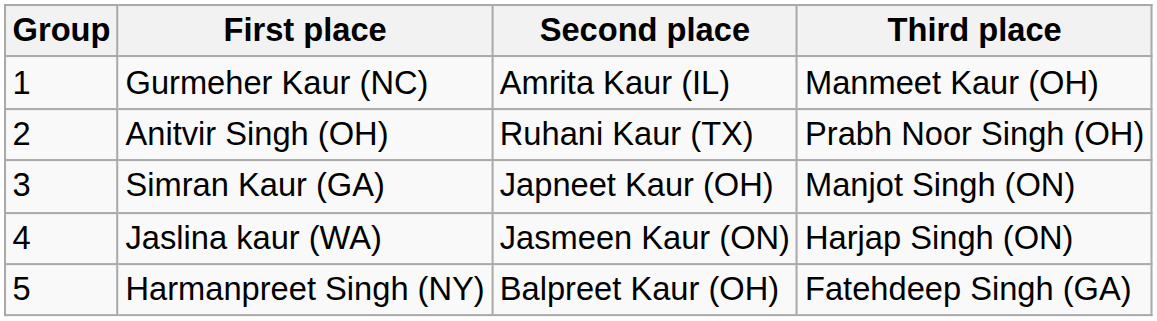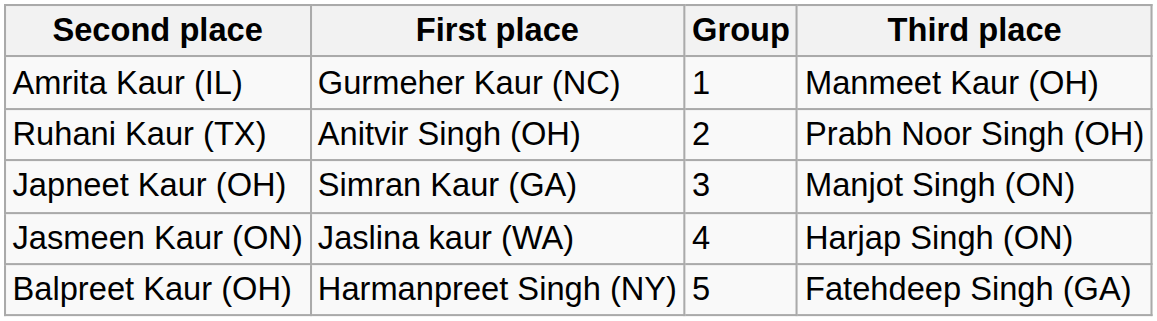columns swapped: (62, 30) <-> (645, 30)
